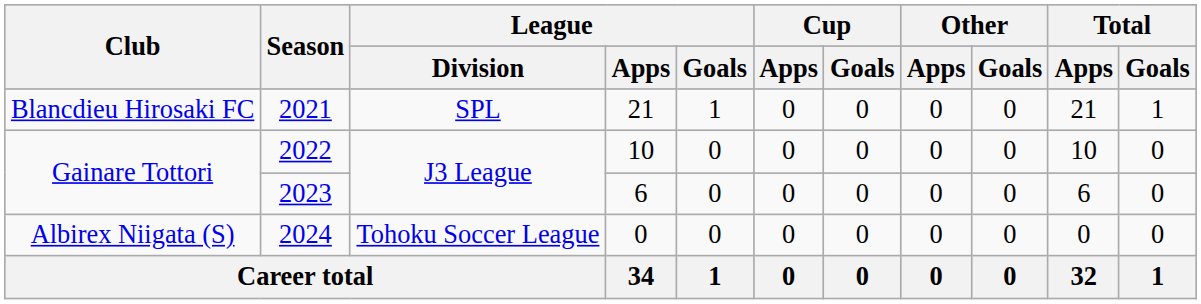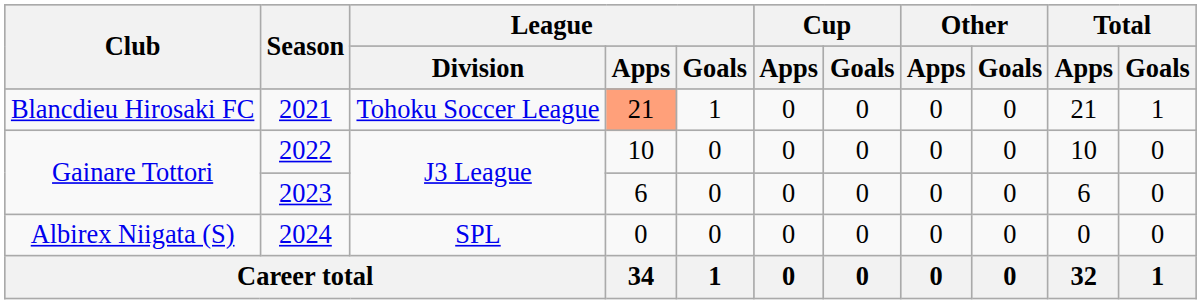(478, 109) SPL -> (478, 109) Tohoku Soccer League
(641, 109) no background -> (641, 109) lightsalmon background
(478, 234) Tohoku Soccer League -> (478, 234) SPL
